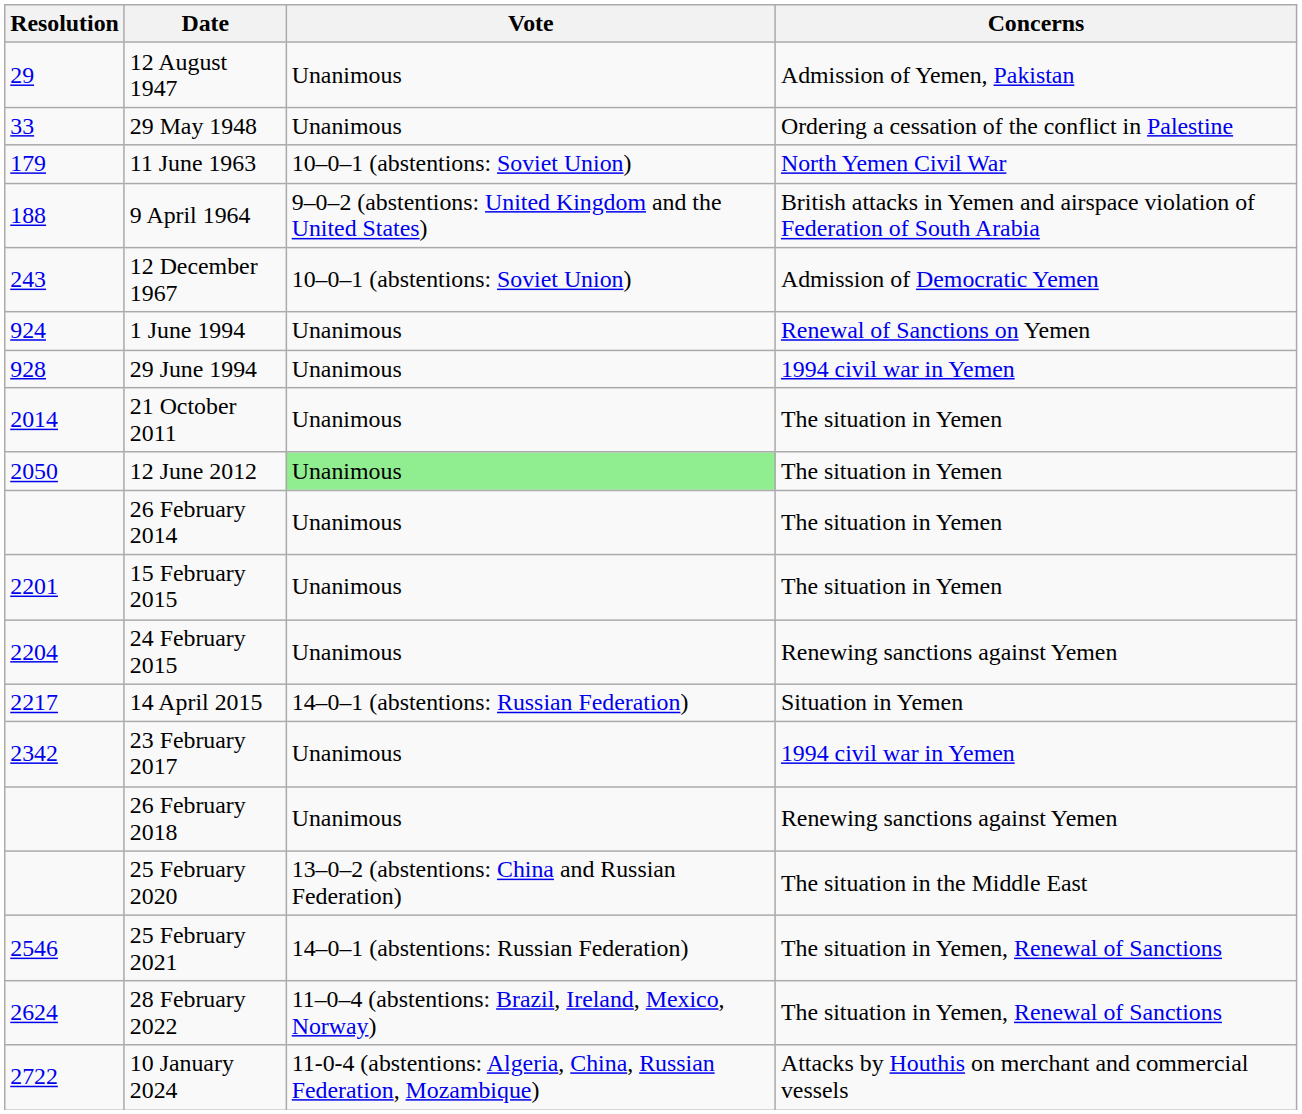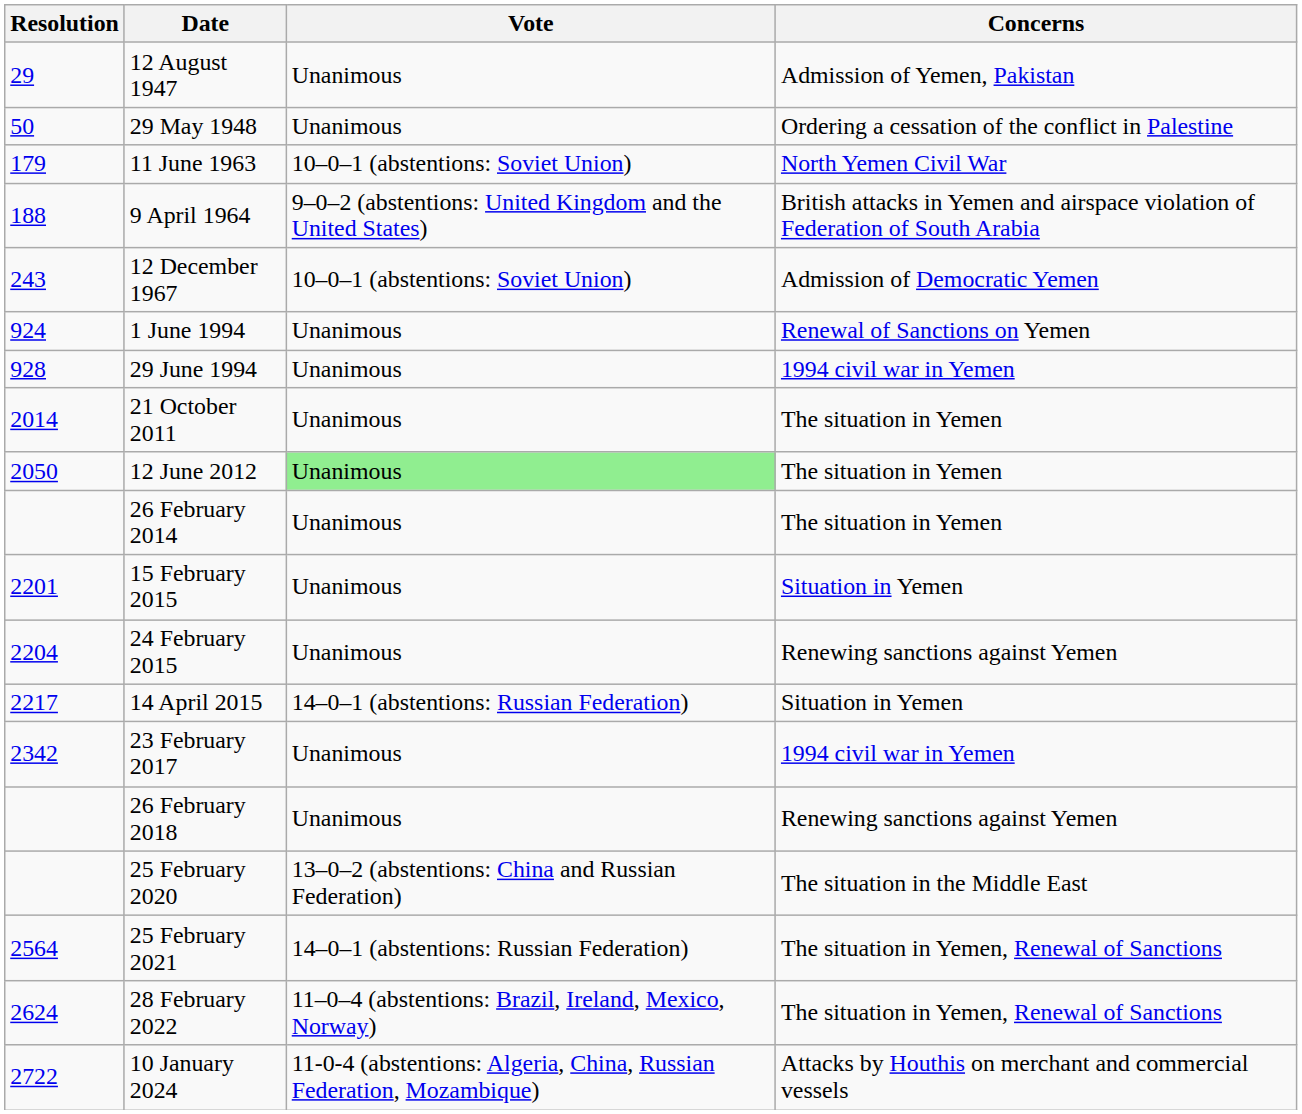(22, 125) 33 -> (22, 125) 50
(892, 586) The situation in Yemen -> (872, 586) Situation in Yemen
(34, 947) 2546 -> (34, 947) 2564
